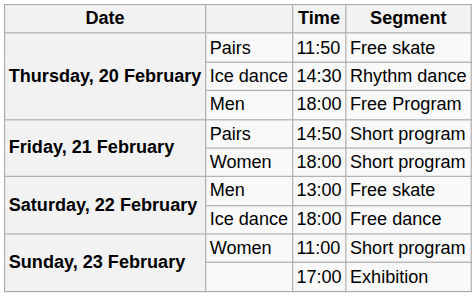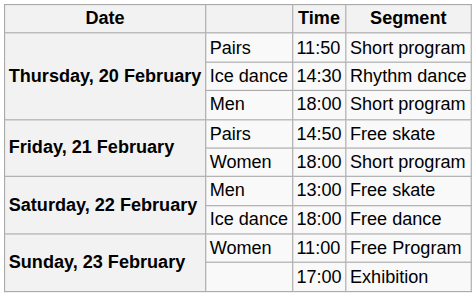(393, 47) Free skate -> (408, 47) Short program
(406, 104) Free Program -> (408, 104) Short program
(408, 133) Short program -> (393, 133) Free skate
(408, 248) Short program -> (406, 248) Free Program
